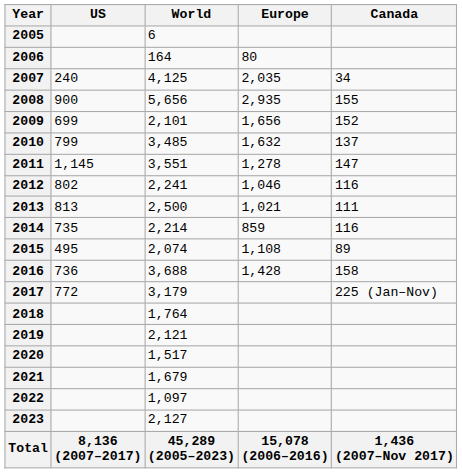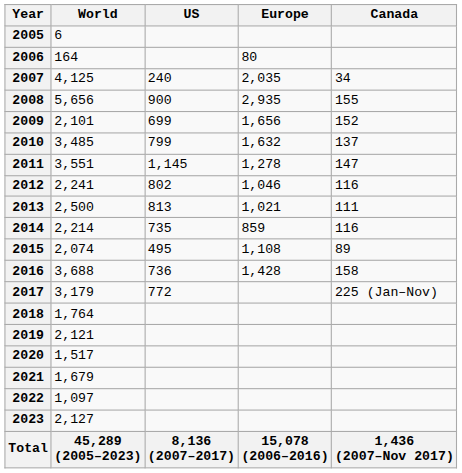columns swapped: (191, 15) <-> (98, 15)
